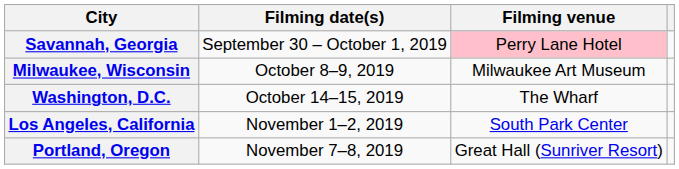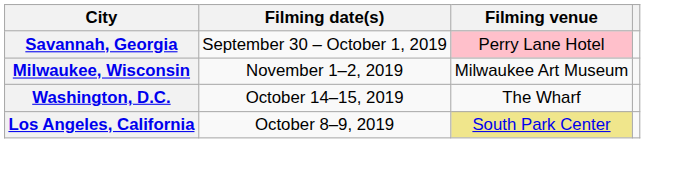(325, 71) October 8–9, 2019 -> (325, 71) November 1–2, 2019
(325, 124) November 1–2, 2019 -> (325, 124) October 8–9, 2019
(559, 124) no background -> (541, 124) khaki background
- row: (101, 151)
